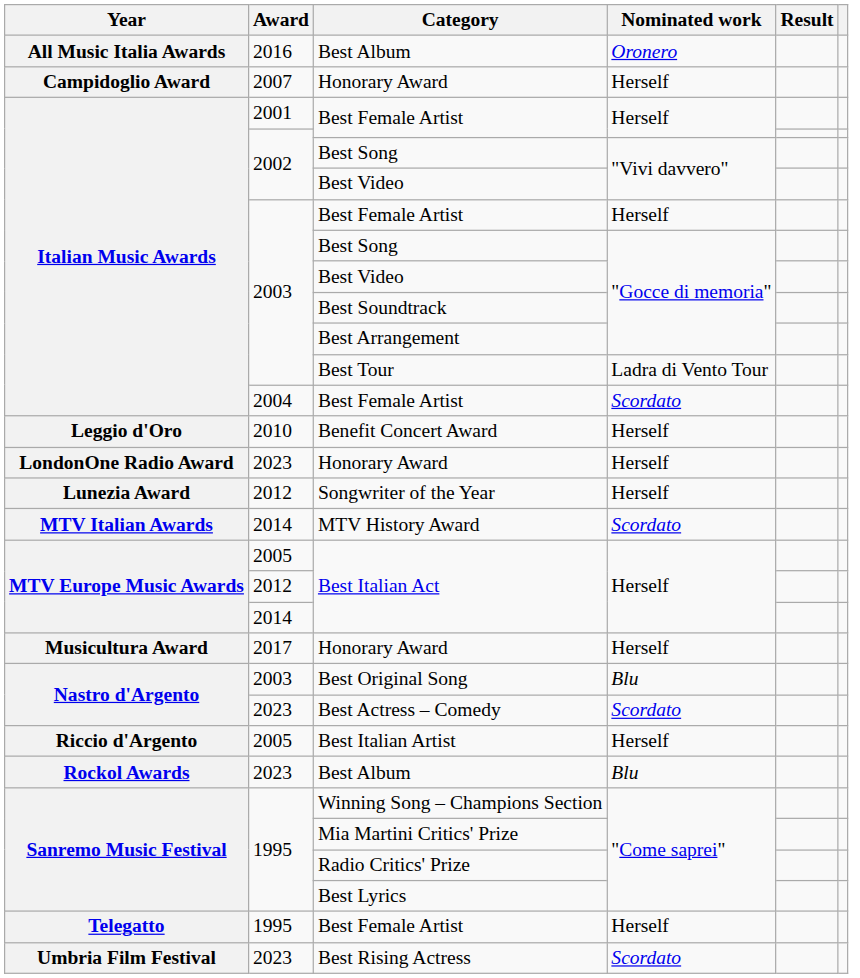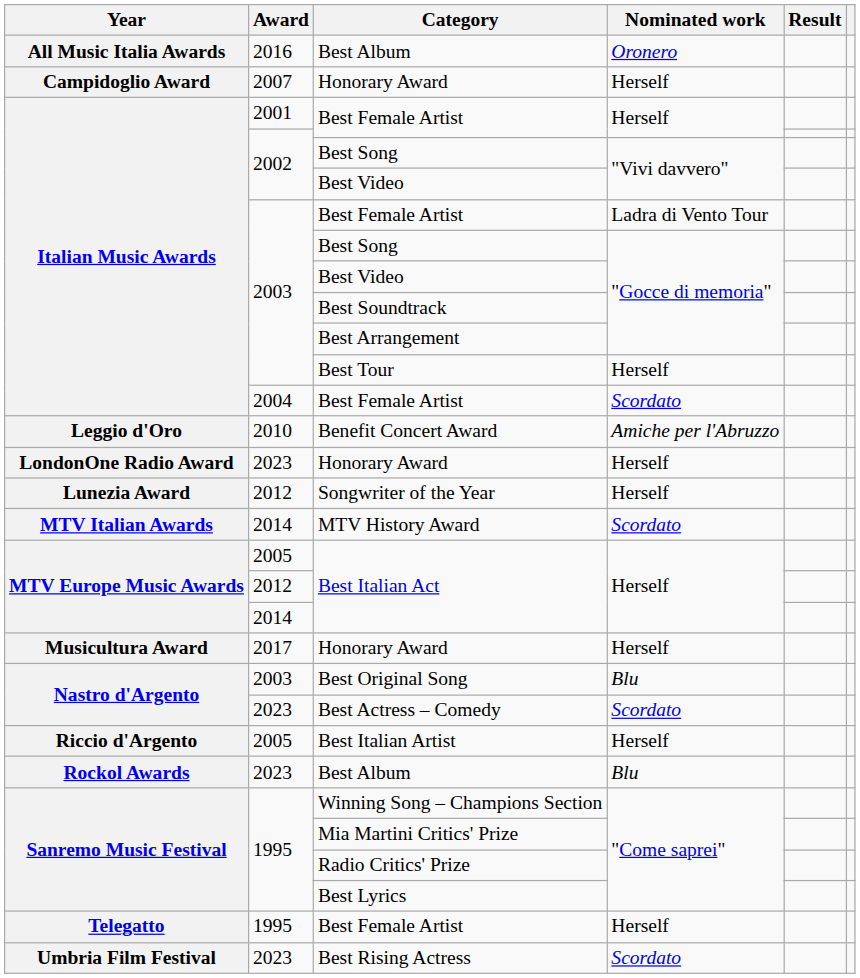(640, 214) Herself -> (690, 214) Ladra di Vento Tour
(690, 369) Ladra di Vento Tour -> (640, 369) Herself
(640, 431) Herself -> (695, 431) Amiche per l'Abruzzo
